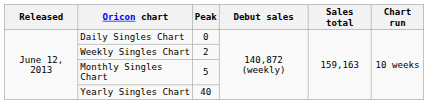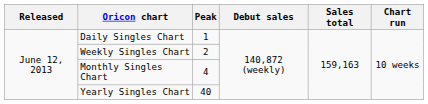(206, 37) 0 -> (206, 37) 1
(206, 72) 5 -> (206, 72) 4
